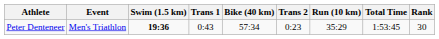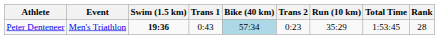(249, 27) no background -> (249, 27) lightblue background
(422, 27) 30 -> (422, 27) 28
